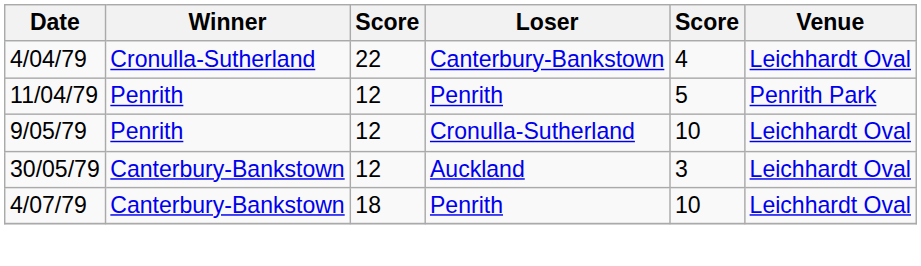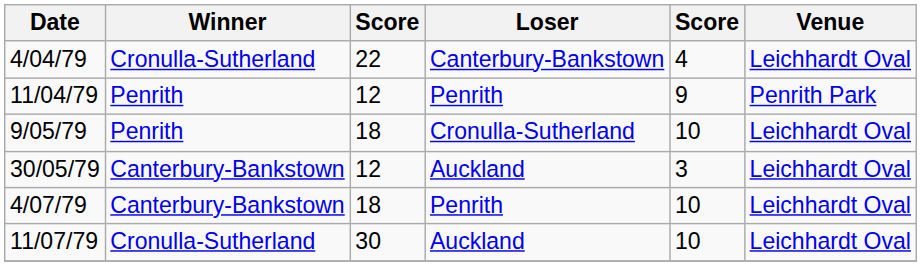(681, 95) 5 -> (681, 95) 9
(368, 132) 12 -> (368, 132) 18
+ row: (54, 242)
